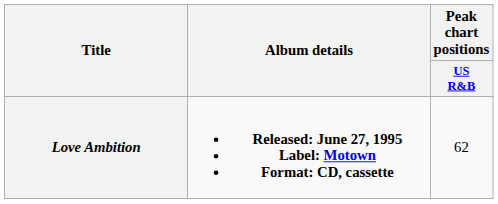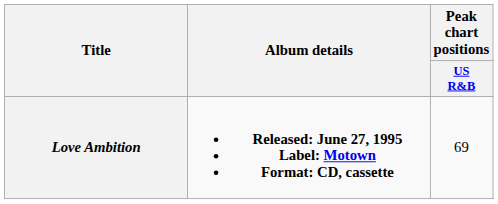(461, 147) 62 -> (461, 147) 69
